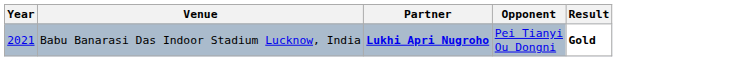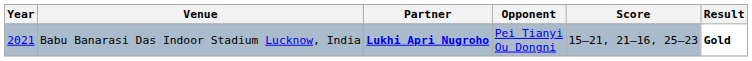+ column: (633, 14)
